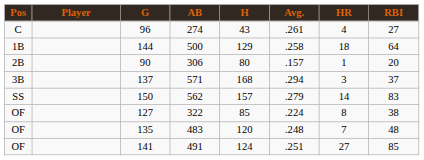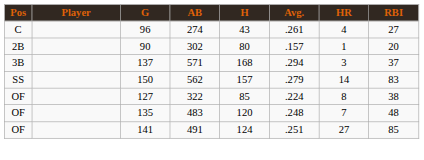- row: (145, 46)
(195, 63) 306 -> (195, 46) 302
